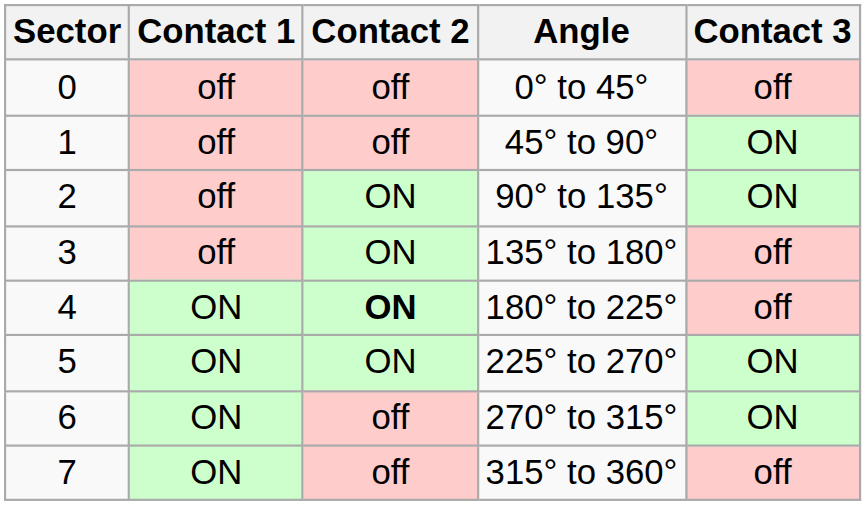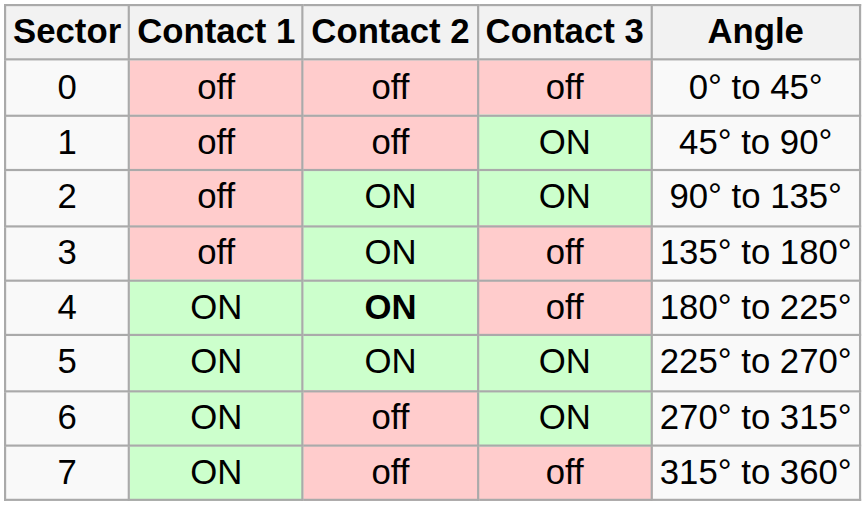columns swapped: (773, 32) <-> (582, 32)
